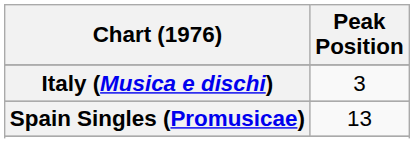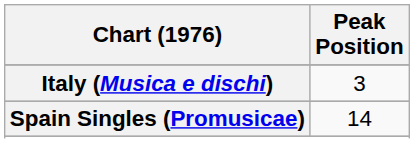(359, 118) 13 -> (359, 118) 14
